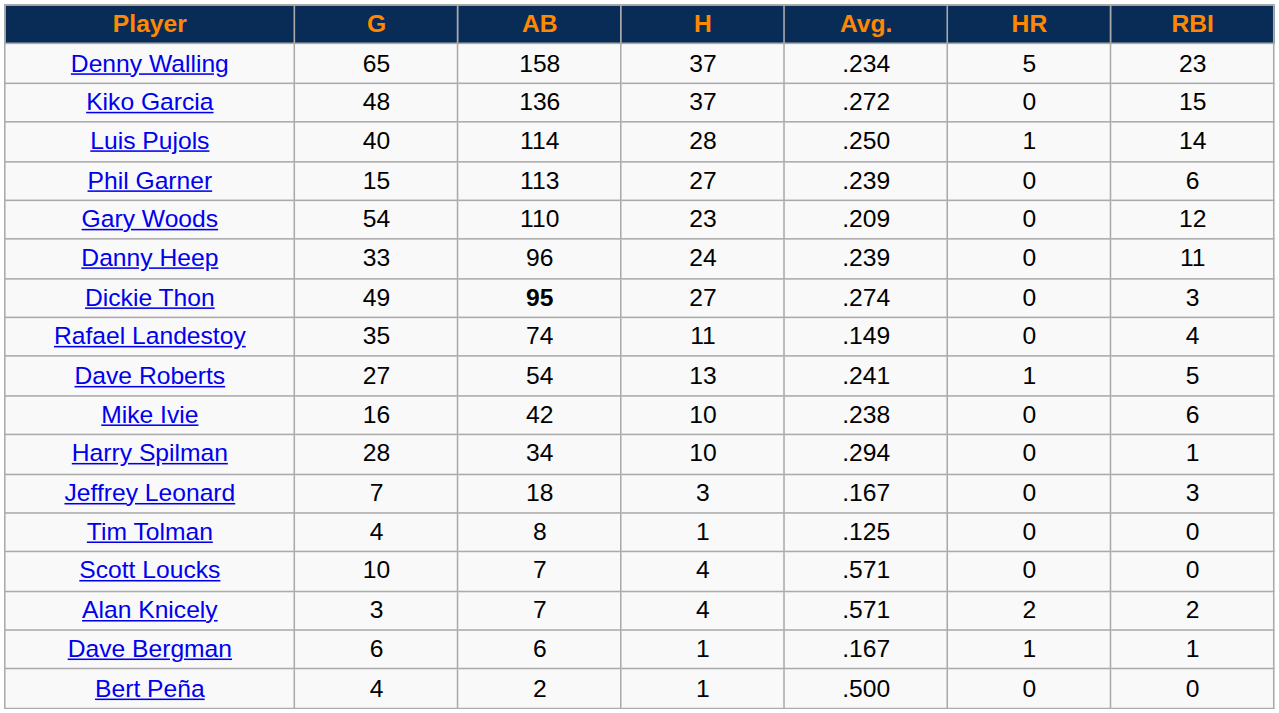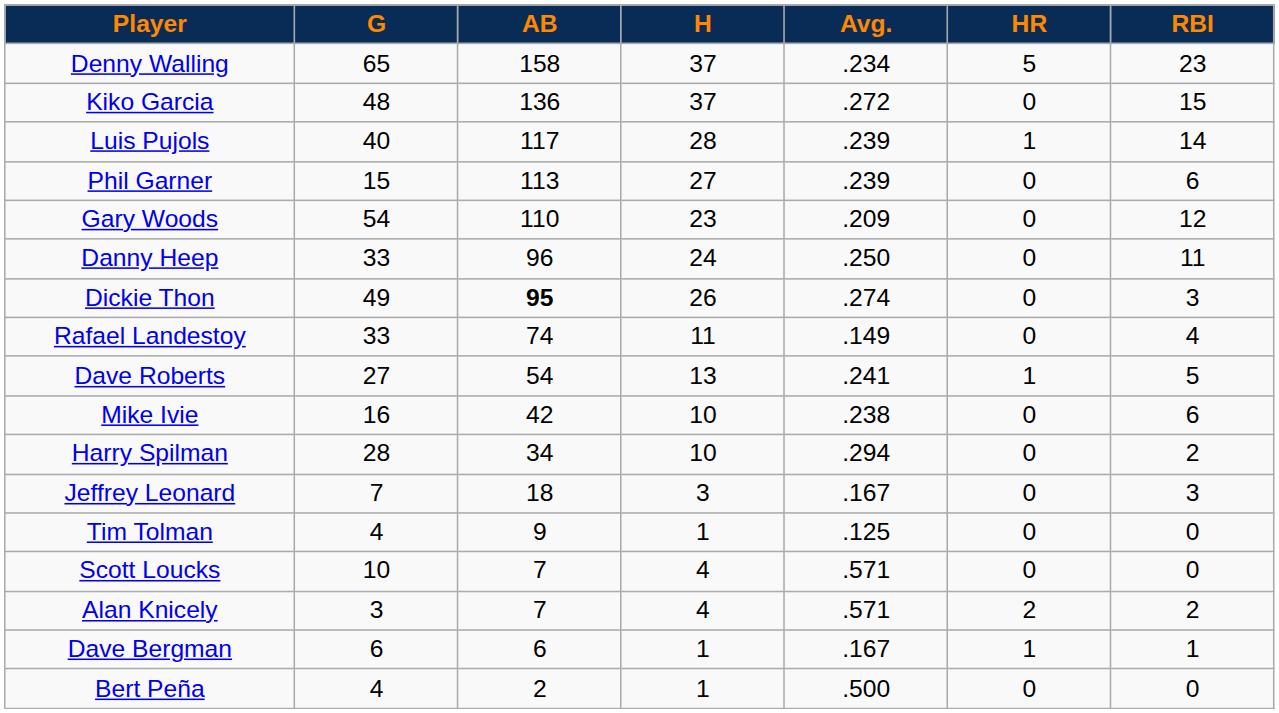(540, 141) 114 -> (540, 141) 117
(866, 141) .250 -> (866, 141) .239
(866, 258) .239 -> (866, 258) .250
(703, 297) 27 -> (703, 297) 26
(377, 336) 35 -> (377, 336) 33
(1193, 453) 1 -> (1193, 453) 2
(540, 532) 8 -> (540, 532) 9
